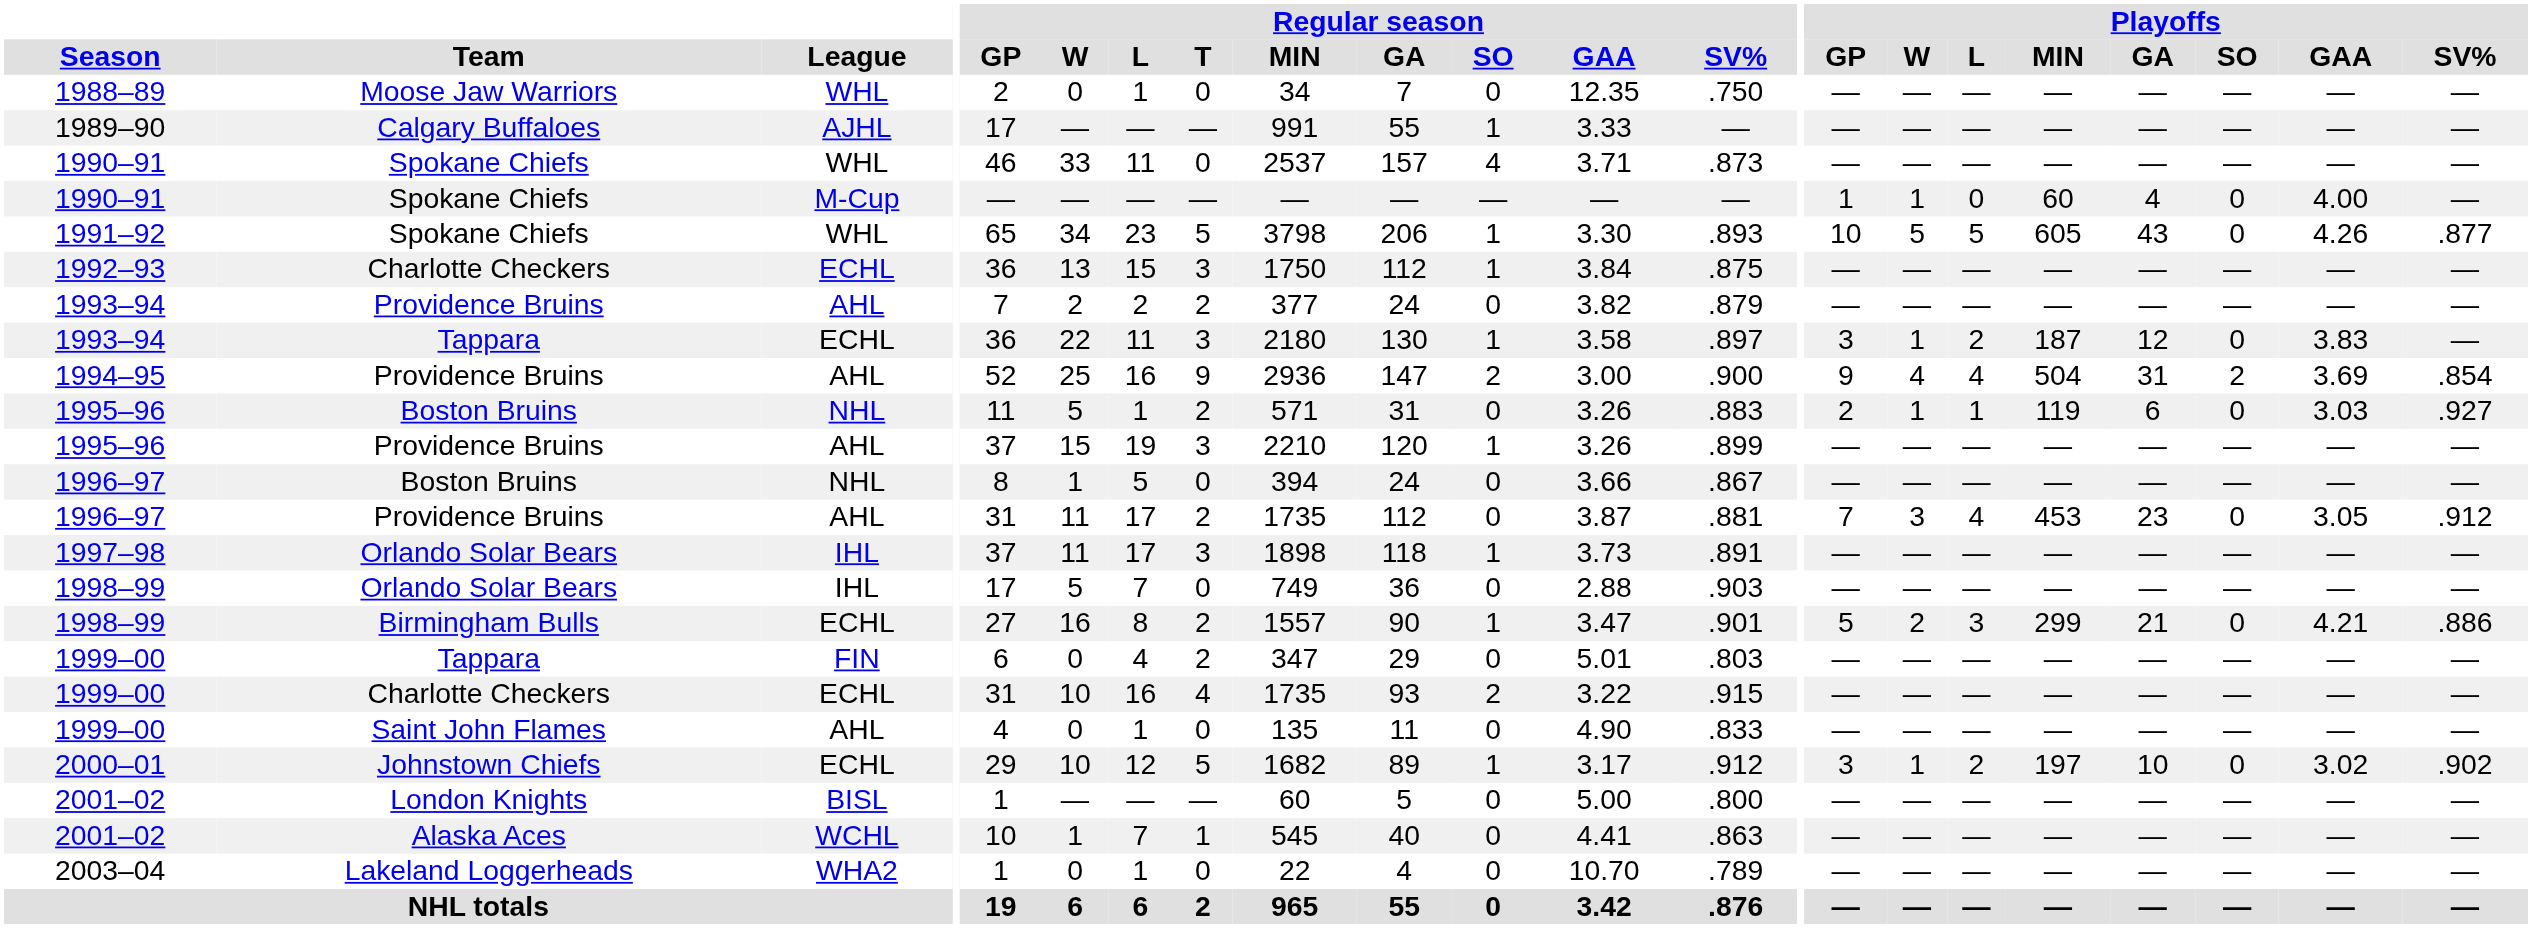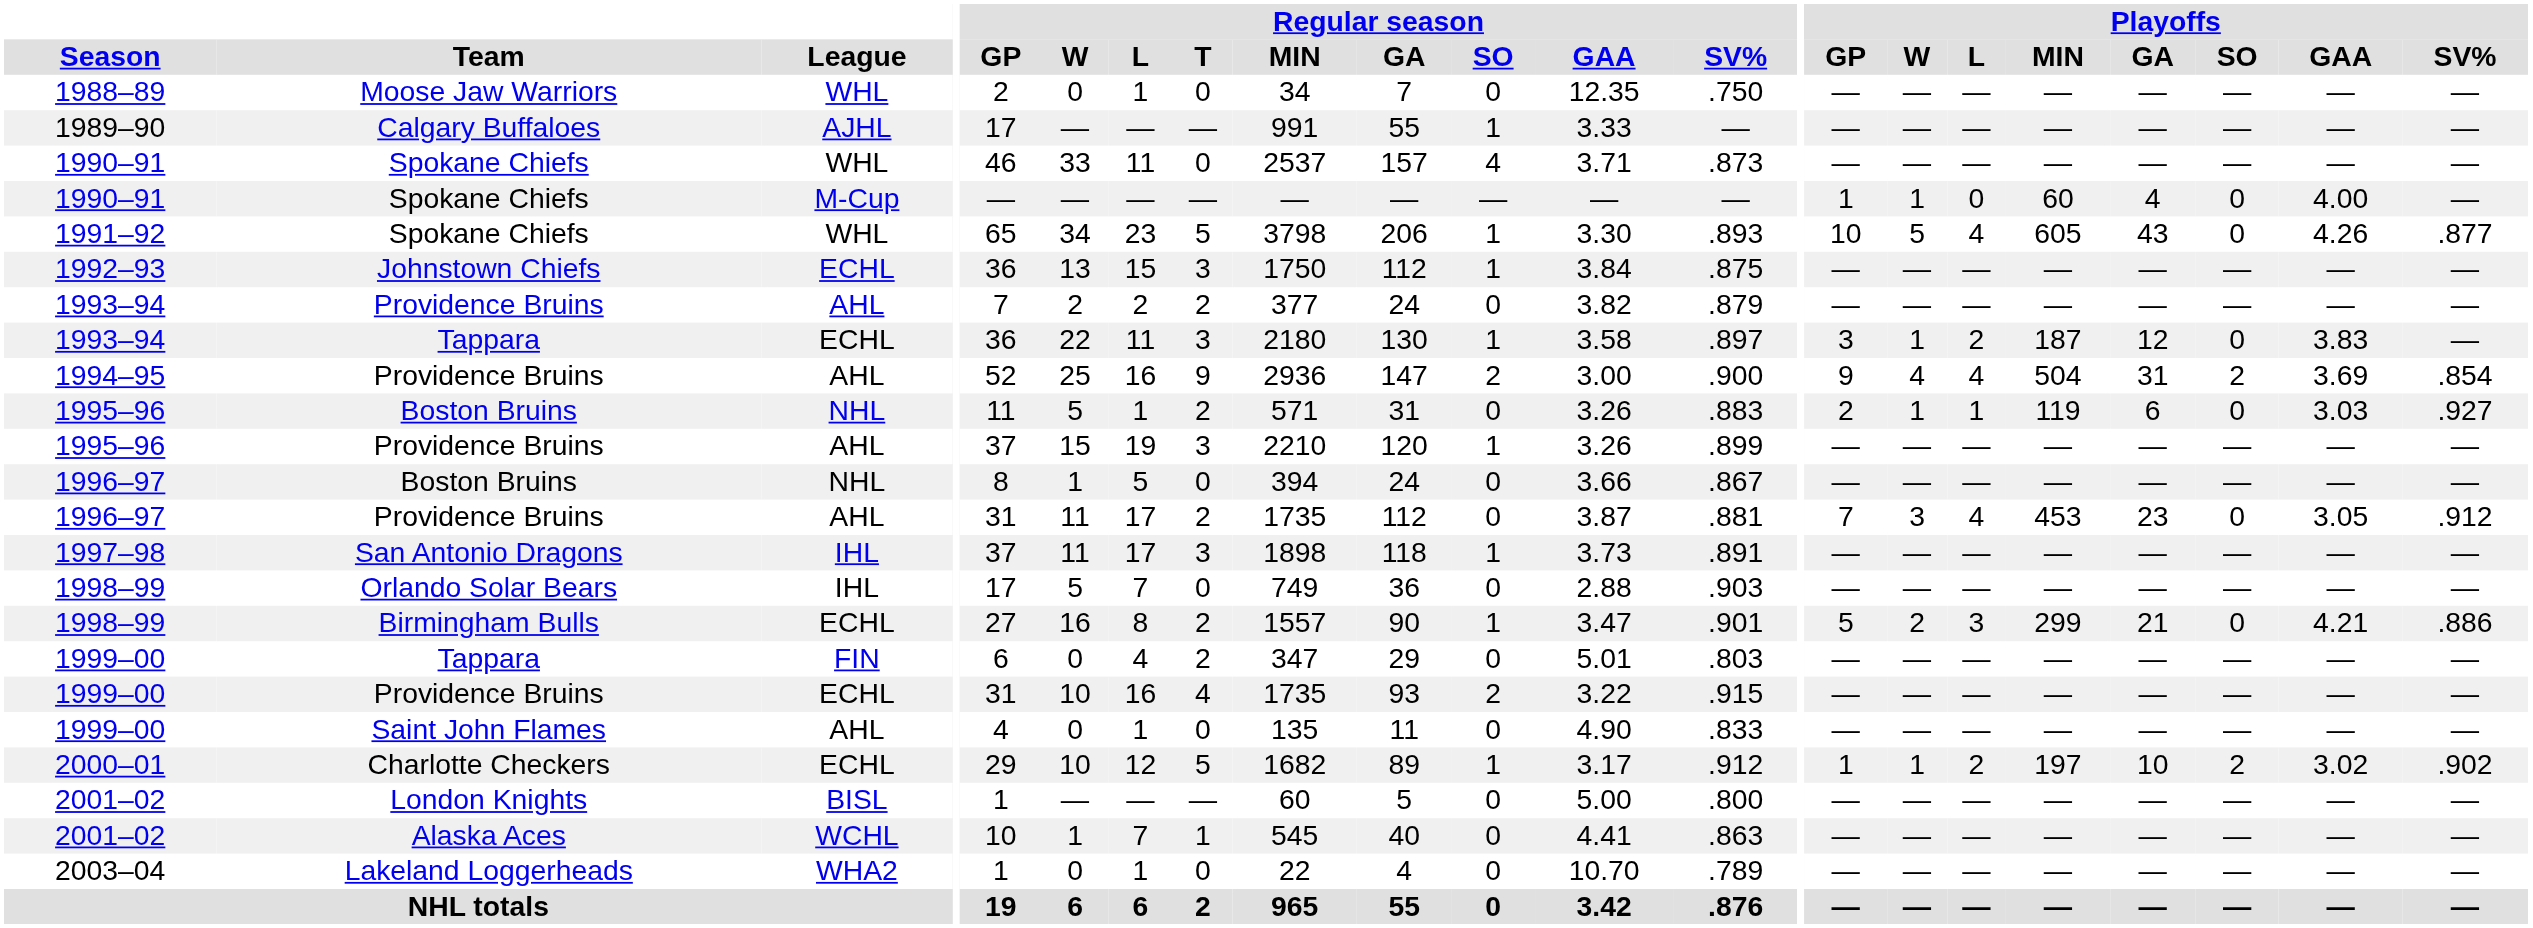(1976, 233) 5 -> (1976, 233) 4
(489, 269) Charlotte Checkers -> (489, 269) Johnstown Chiefs
(489, 552) Orlando Solar Bears -> (489, 552) San Antonio Dragons
(489, 693) Charlotte Checkers -> (489, 693) Providence Bruins
(489, 764) Johnstown Chiefs -> (489, 764) Charlotte Checkers
(1846, 764) 3 -> (1846, 764) 1
(2237, 764) 0 -> (2237, 764) 2
